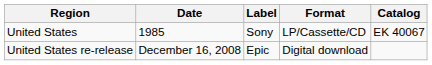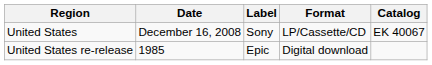(151, 32) 1985 -> (190, 32) December 16, 2008
(190, 50) December 16, 2008 -> (151, 50) 1985
